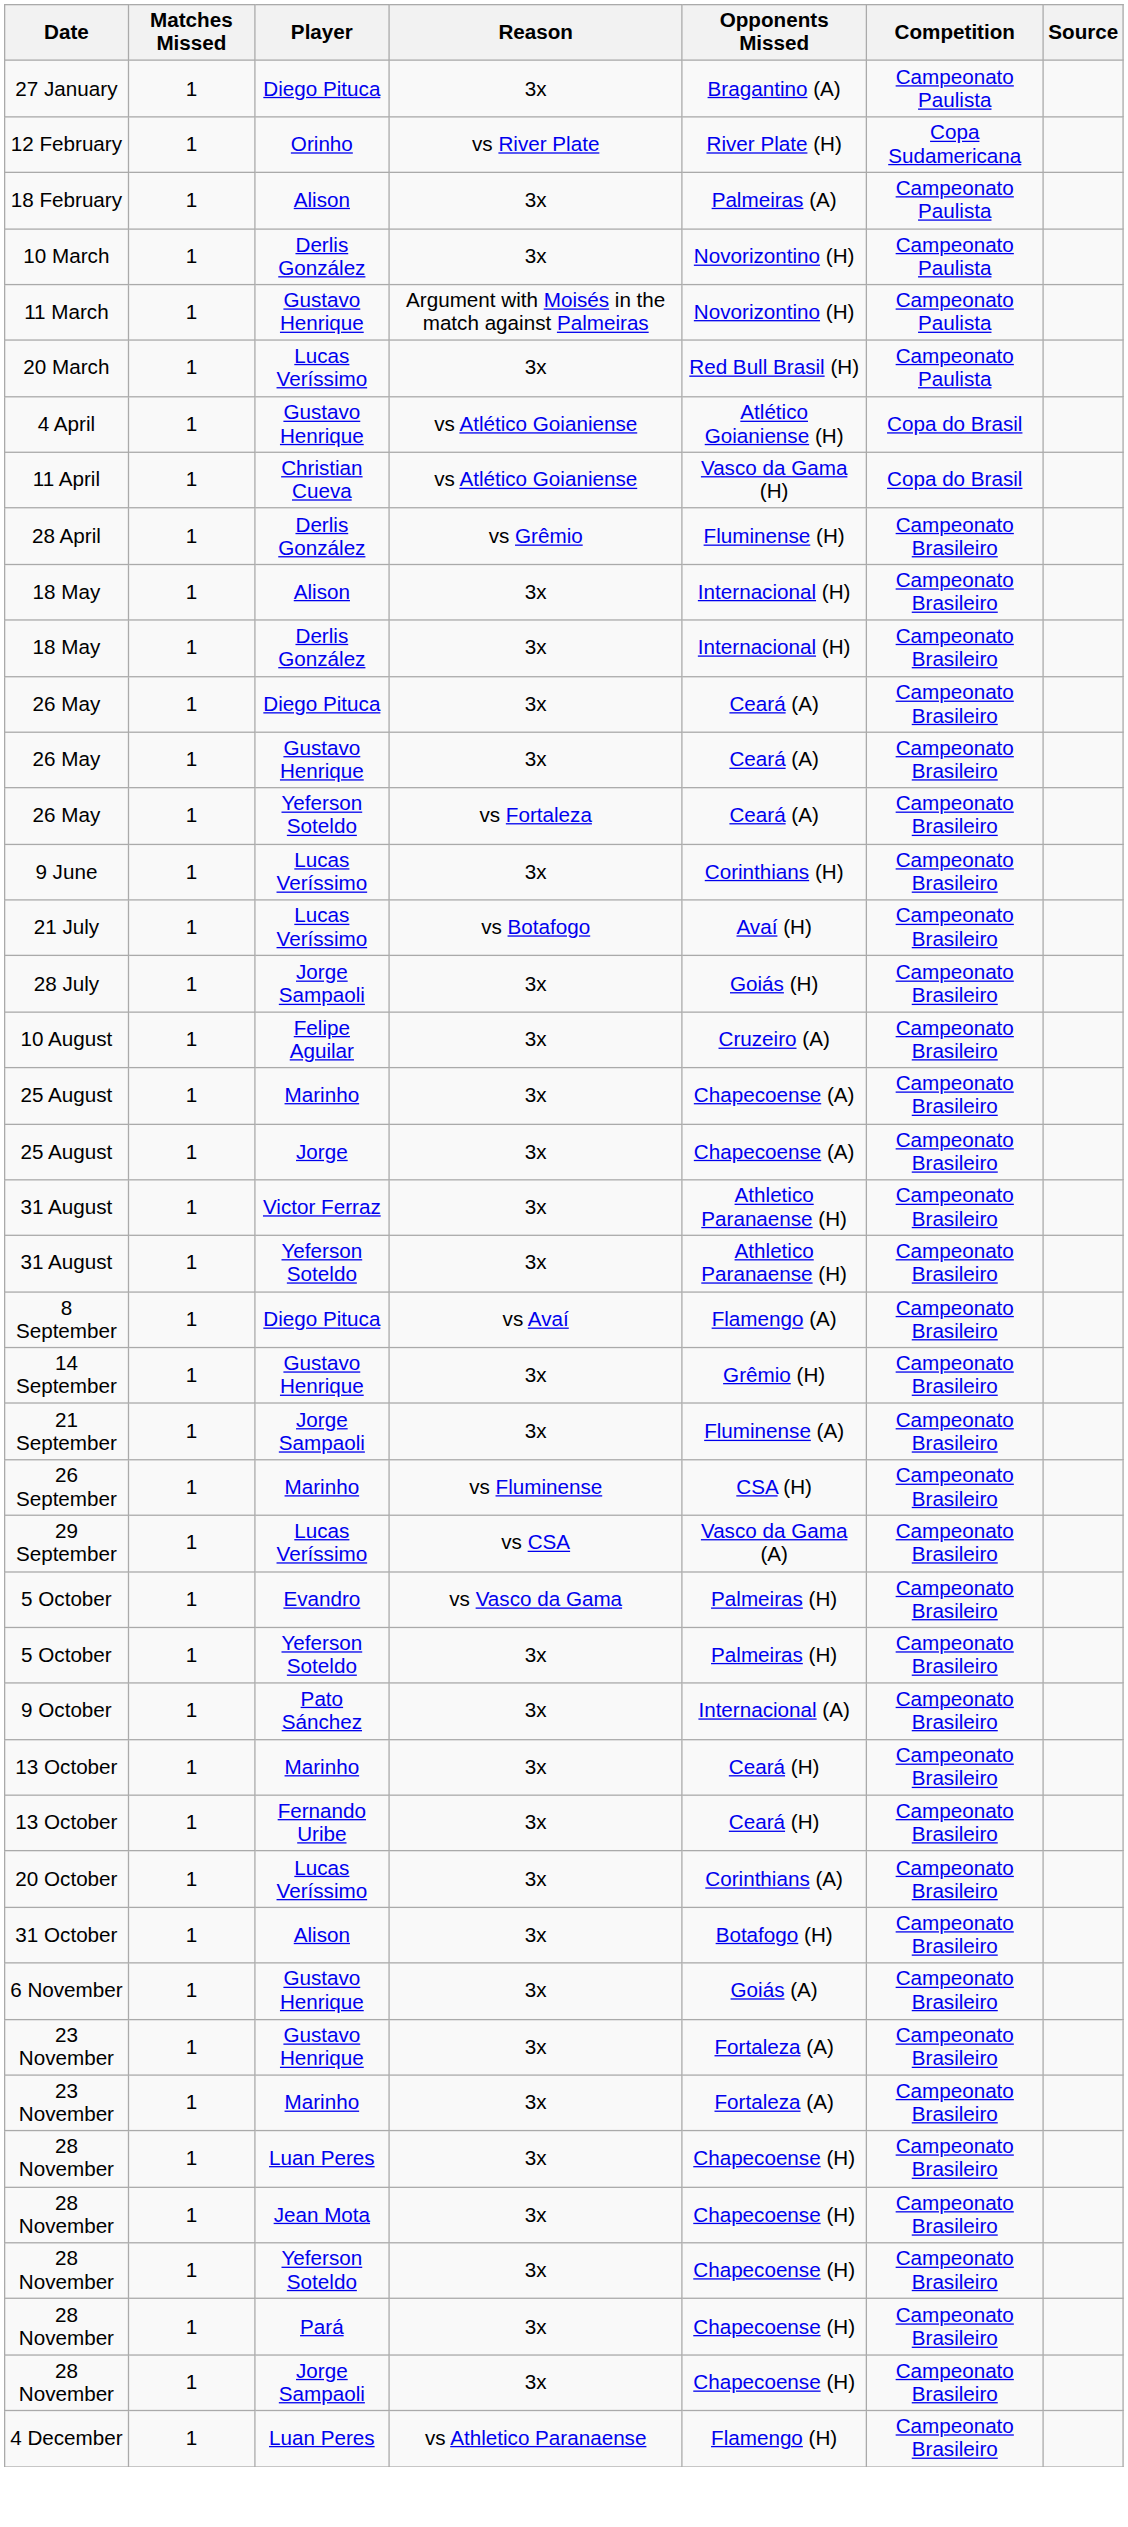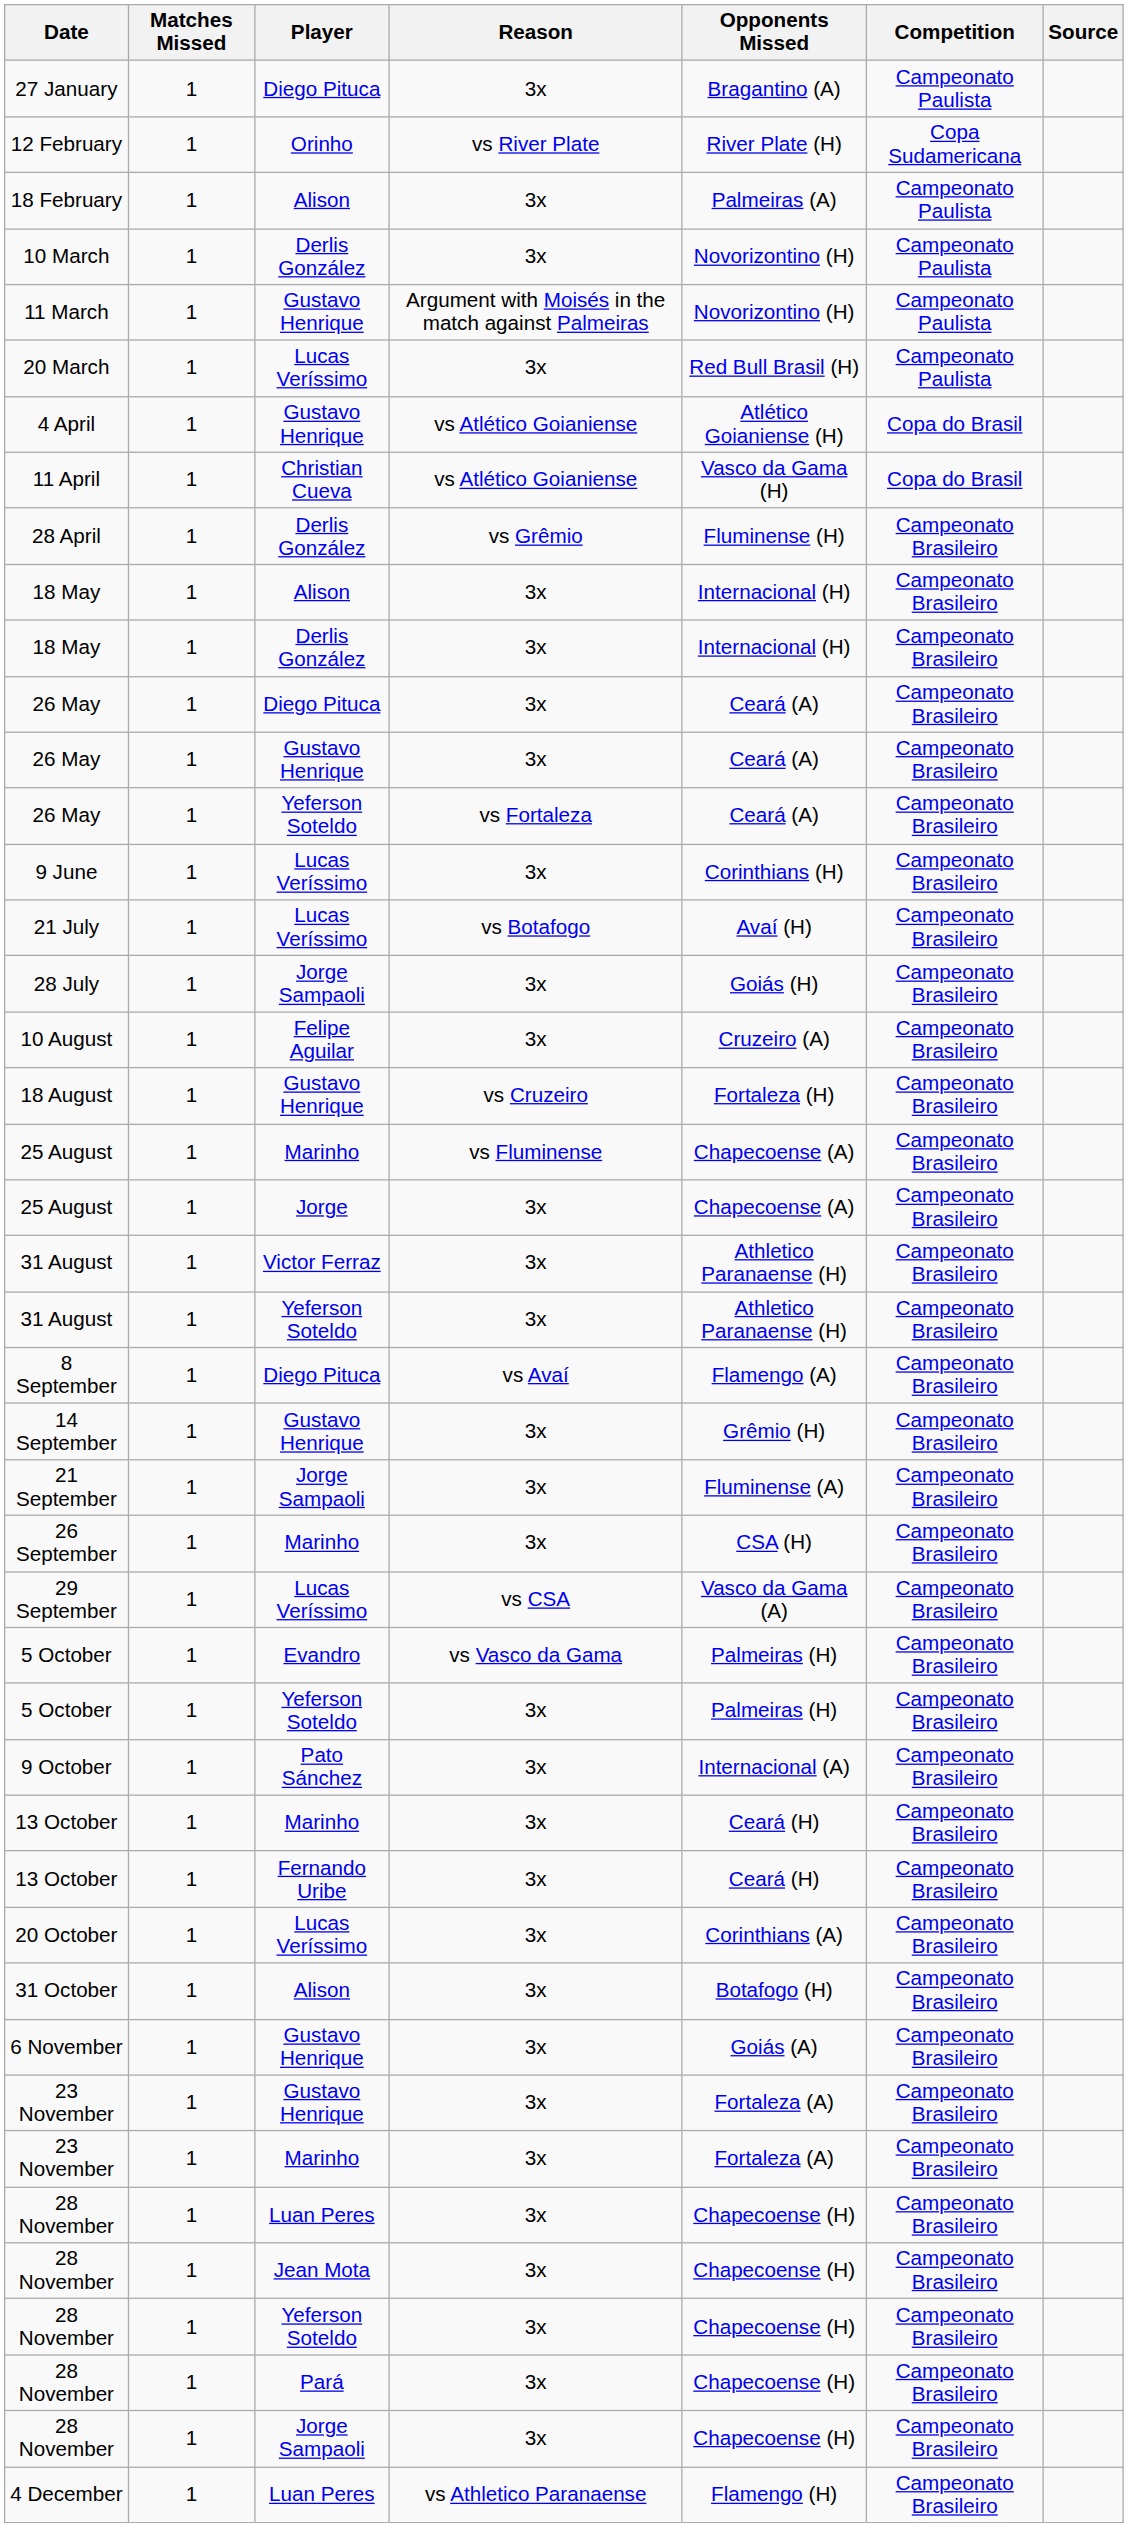+ row: (66, 1095)
(536, 1095) 3x -> (536, 1151) vs Fluminense
(536, 1487) vs Fluminense -> (536, 1543) 3x
